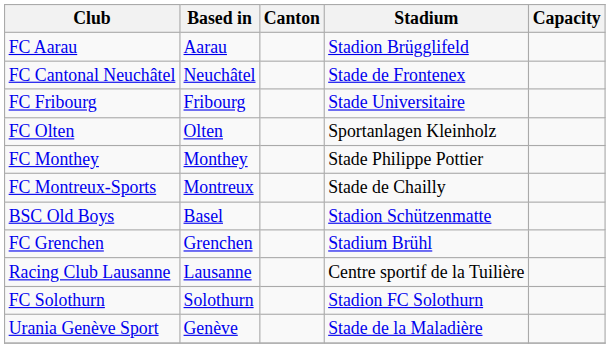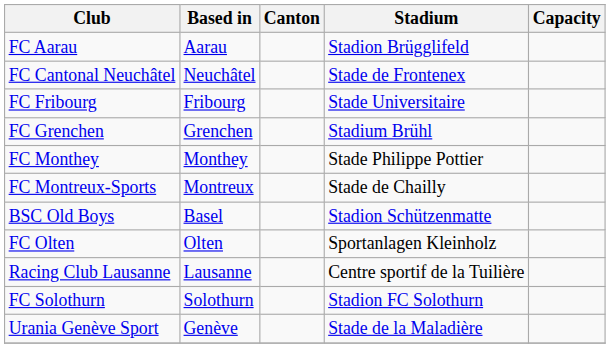rows swapped: (56, 243) <-> (41, 131)
